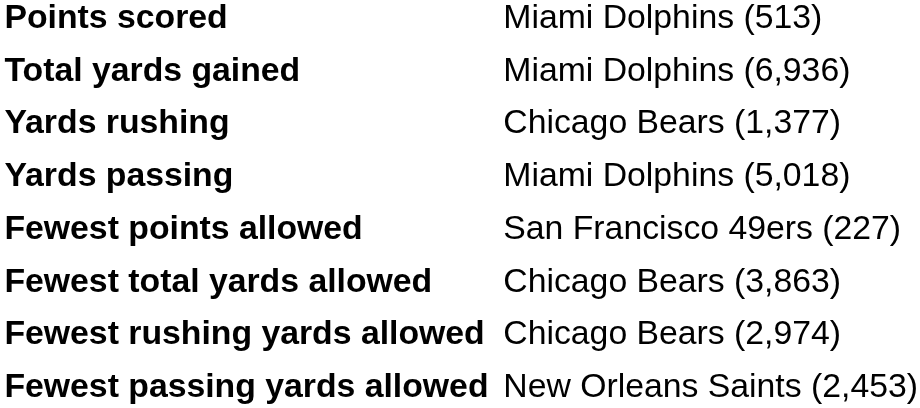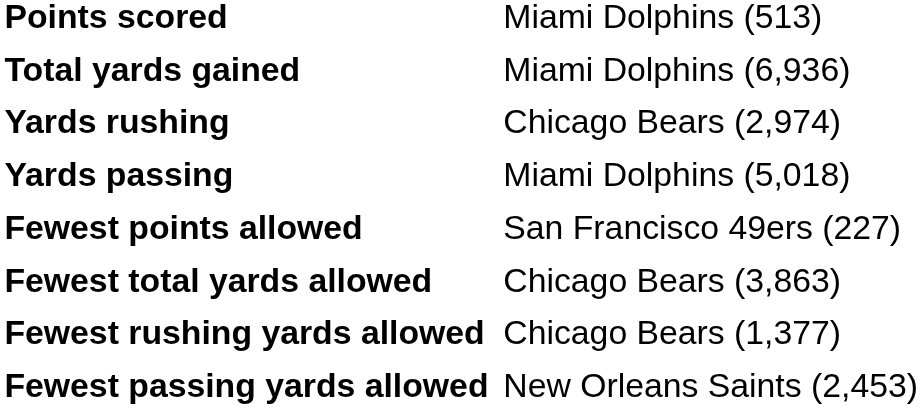(672, 122) Chicago Bears (1,377) -> (672, 122) Chicago Bears (2,974)
(672, 333) Chicago Bears (2,974) -> (672, 333) Chicago Bears (1,377)
